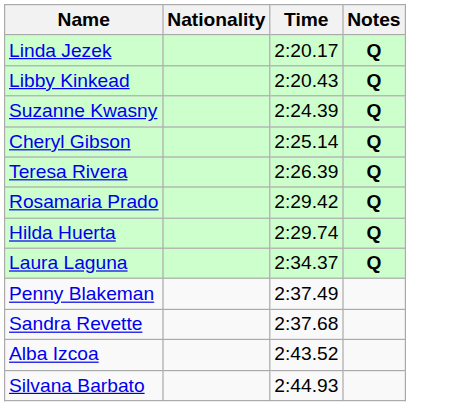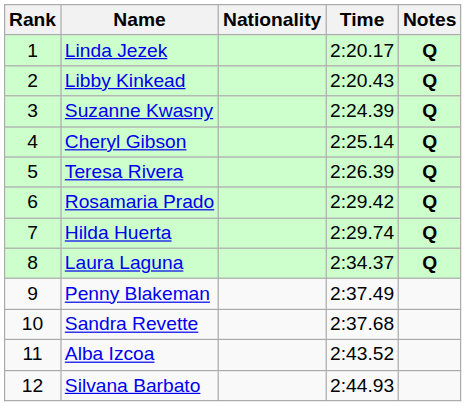+ column: (33, 19)
